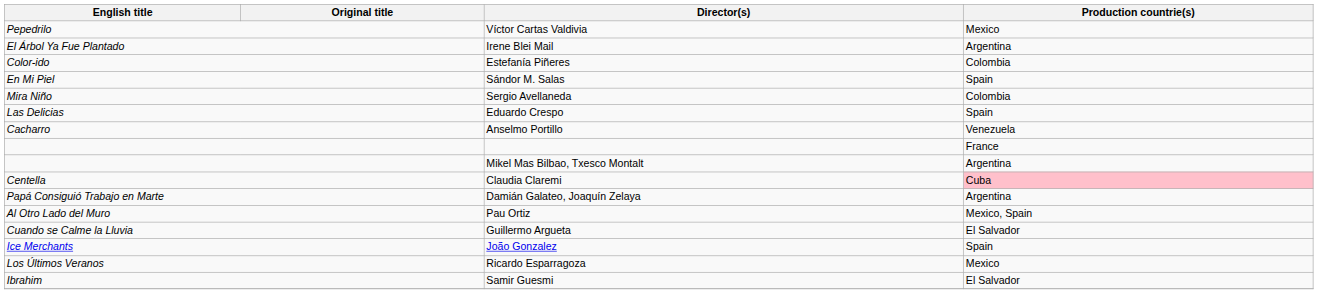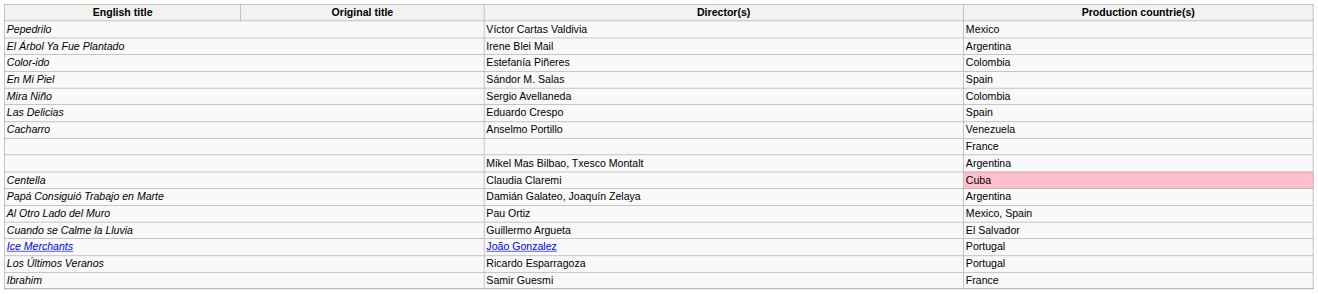(979, 247) Spain -> (986, 247) Portugal
(983, 264) Mexico -> (986, 264) Portugal
(993, 280) El Salvador -> (982, 280) France
